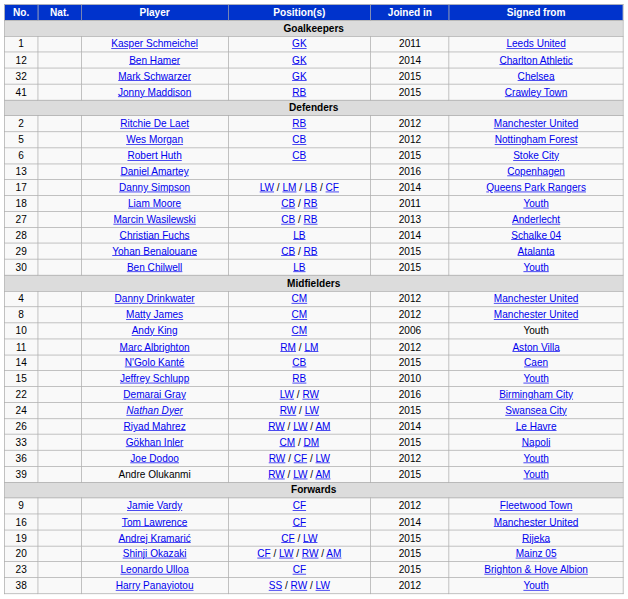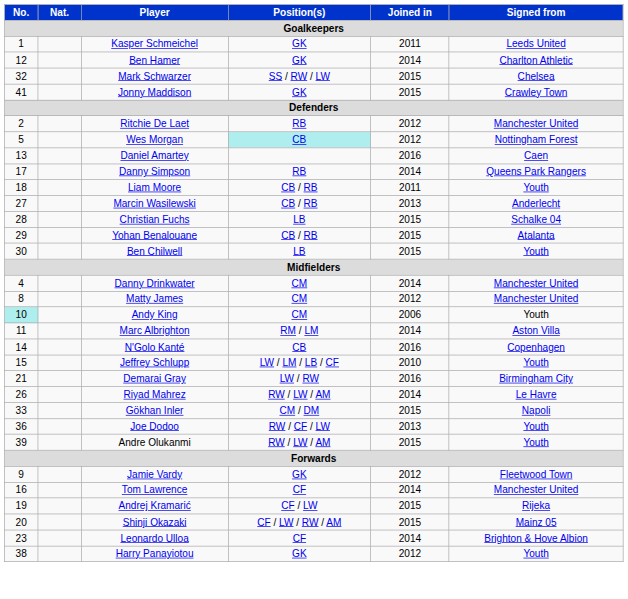(299, 76) GK -> (299, 76) SS / RW / LW
(299, 92) RB -> (299, 92) GK
(299, 140) no background -> (299, 140) paleturquoise background
- row: (155, 156)
(536, 172) Copenhagen -> (536, 156) Caen
(299, 188) LW / LM / LB / CF -> (299, 172) RB
(410, 236) 2014 -> (410, 220) 2015
(410, 299) 2012 -> (410, 283) 2014
(21, 331) no background -> (21, 315) paleturquoise background
(410, 347) 2012 -> (410, 331) 2014
(410, 363) 2015 -> (410, 347) 2016
(536, 363) Caen -> (536, 347) Copenhagen
(299, 379) RB -> (299, 363) LW / LM / LB / CF
(21, 395) 22 -> (21, 379) 21
- row: (155, 411)
(410, 459) 2012 -> (410, 427) 2013
(299, 506) CF -> (299, 475) GK
(410, 570) 2015 -> (410, 538) 2014
(299, 586) SS / RW / LW -> (299, 554) GK
